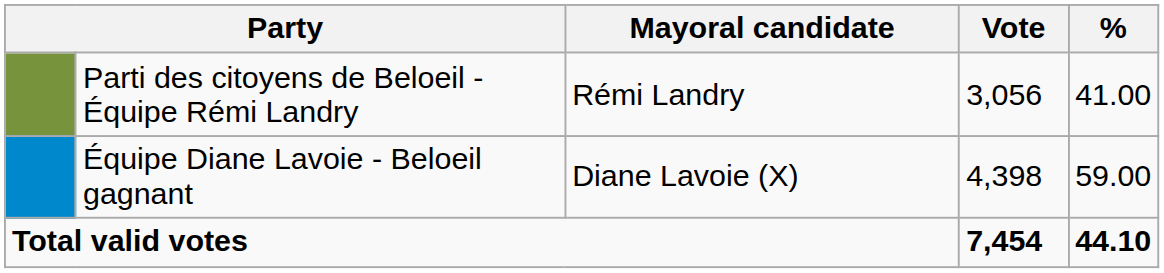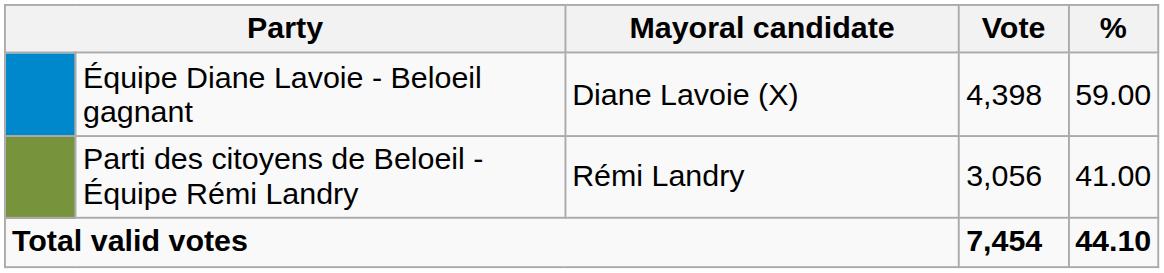rows swapped: (282, 176) <-> (283, 93)
